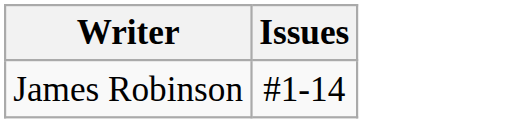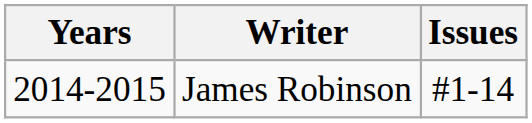+ column: (89, 32)
